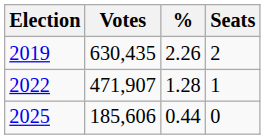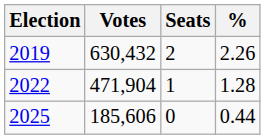columns swapped: (183, 20) <-> (233, 20)
(123, 52) 630,435 -> (123, 52) 630,432
(123, 85) 471,907 -> (123, 85) 471,904
